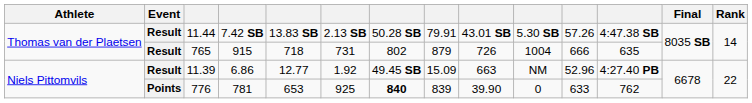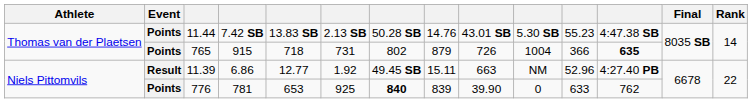(164, 33) Result -> (164, 33) Points
(442, 33) 79.91 -> (442, 33) 14.76
(580, 33) 57.26 -> (580, 33) 55.23
(164, 51) Result -> (164, 51) Points
(580, 51) 666 -> (580, 51) 366
(629, 51) normal -> (629, 51) bold
(442, 70) 15.09 -> (442, 70) 15.11
